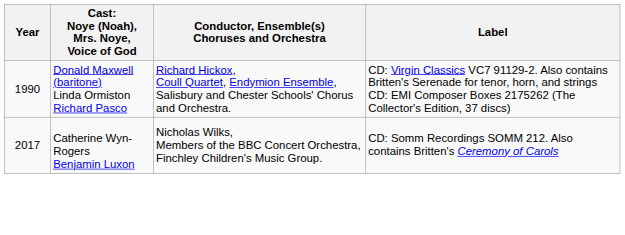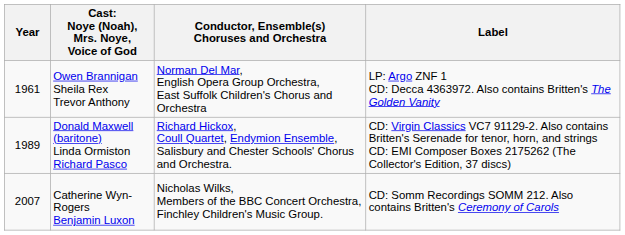+ row: (95, 89)
(27, 89) 1990 -> (27, 145) 1989
(27, 145) 2017 -> (27, 201) 2007
